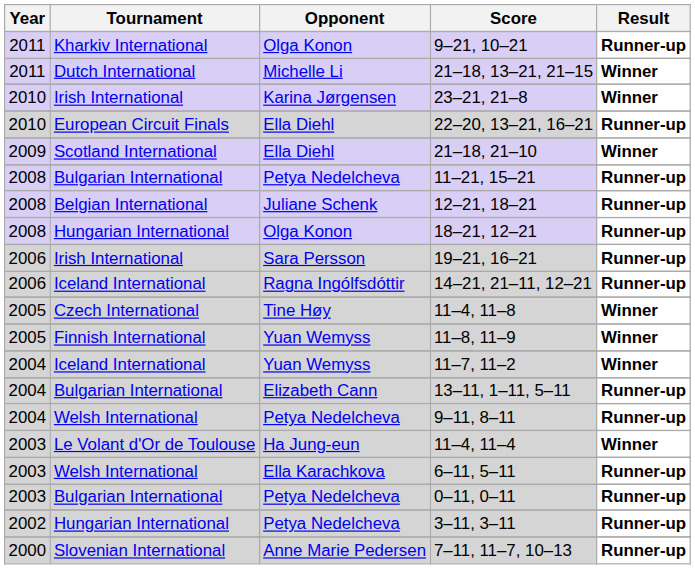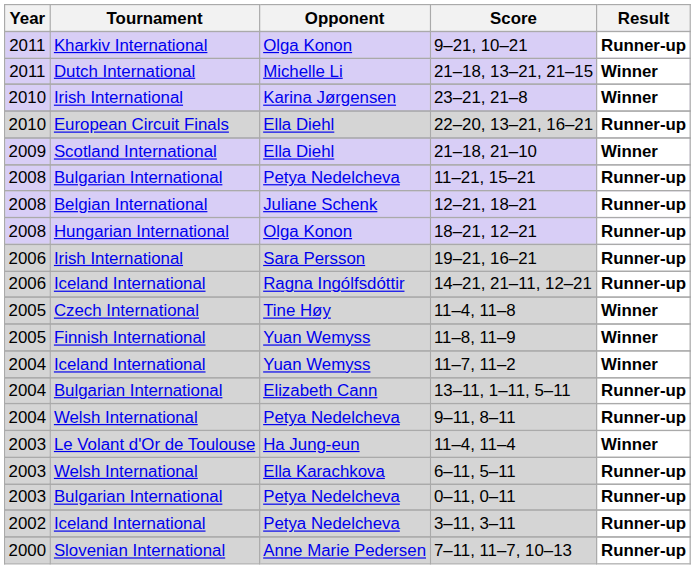(141, 524) Hungarian International -> (130, 524) Iceland International
